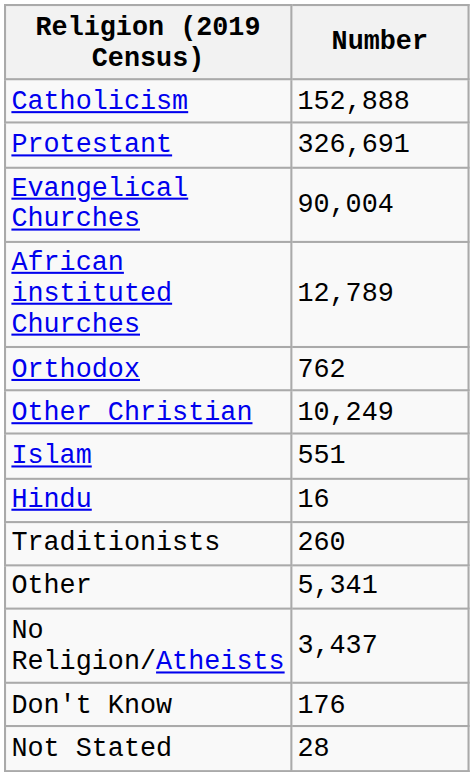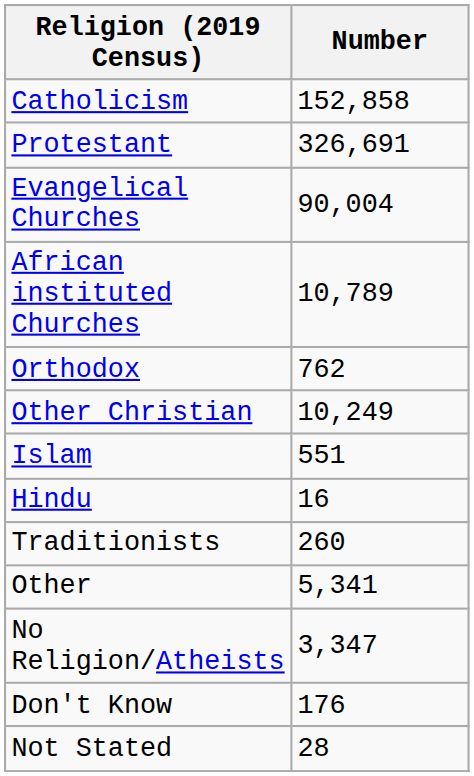(354, 101) 152,888 -> (354, 101) 152,858
(346, 294) 12,789 -> (346, 294) 10,789
(338, 646) 3,437 -> (338, 646) 3,347
